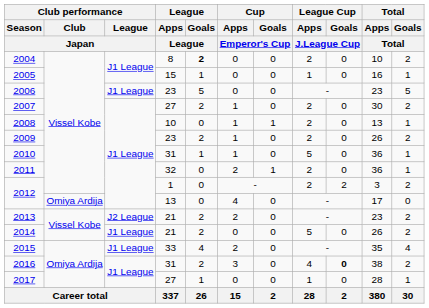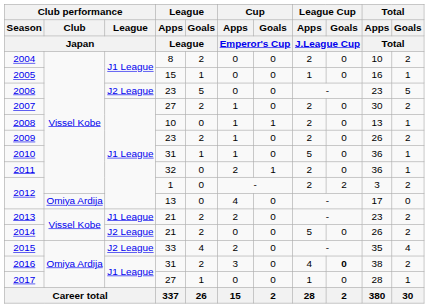(201, 59) bold -> (201, 59) normal
(130, 91) J1 League -> (130, 91) J2 League
(130, 216) J2 League -> (130, 216) J1 League
(130, 232) J1 League -> (130, 232) J2 League
(130, 248) J1 League -> (130, 248) J2 League
